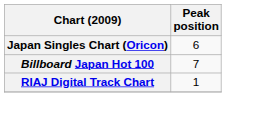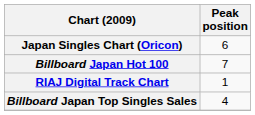+ row: (102, 100)
